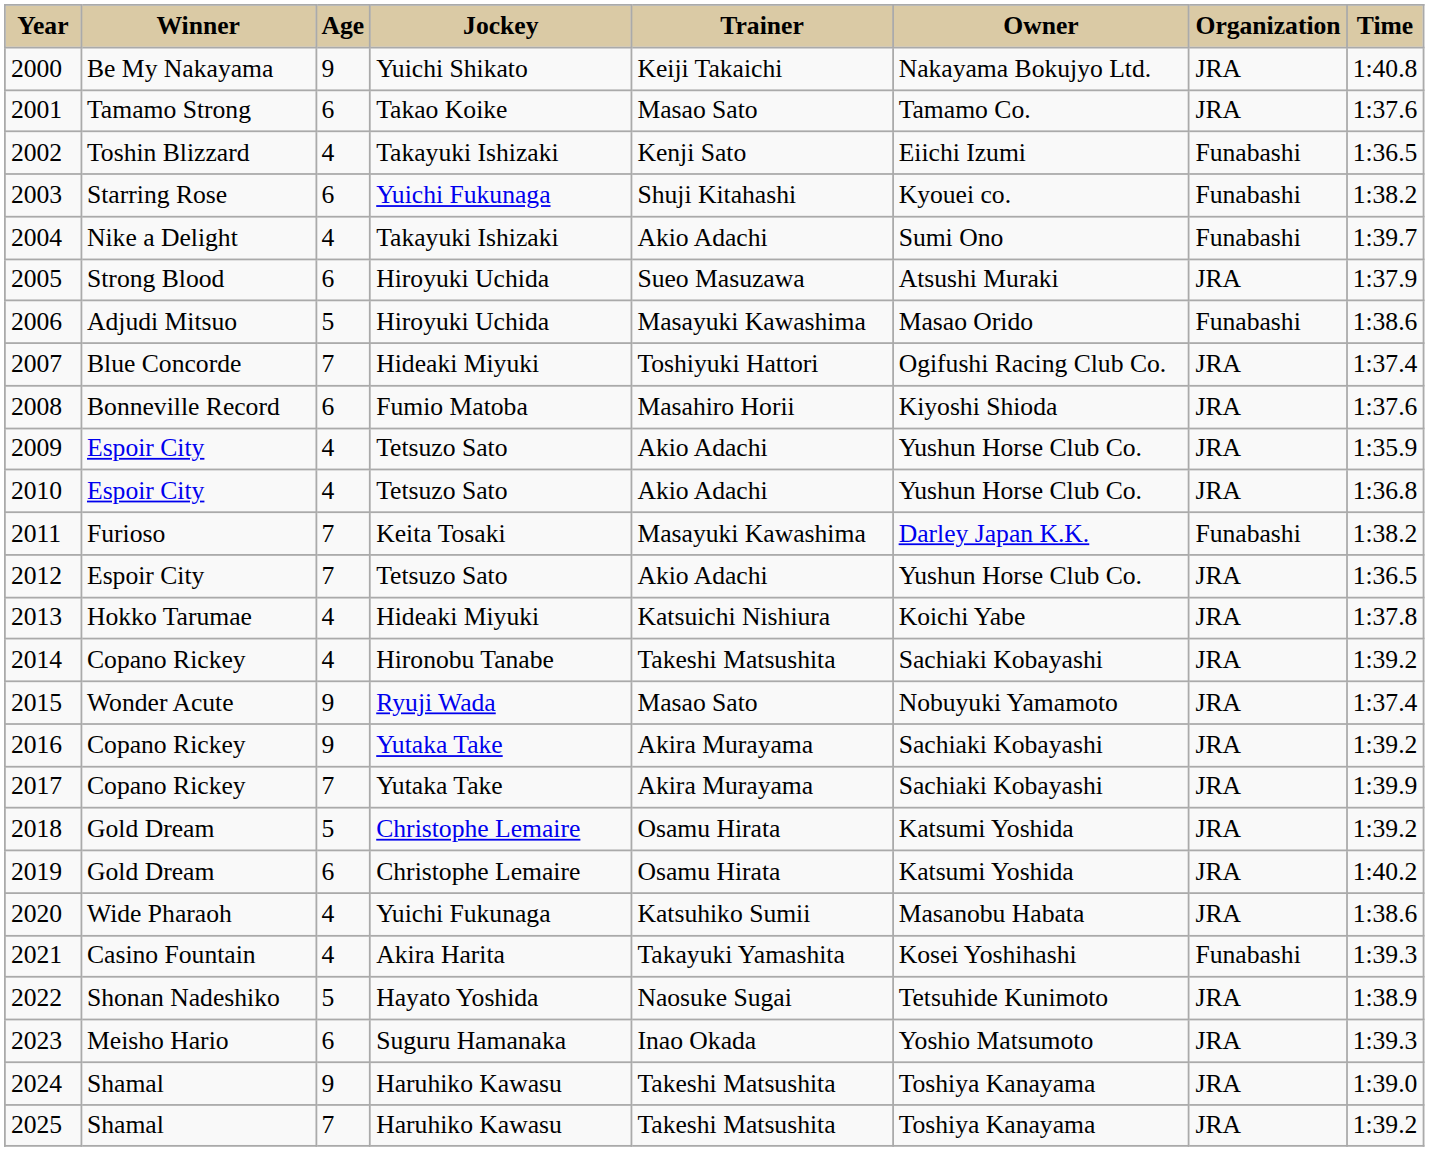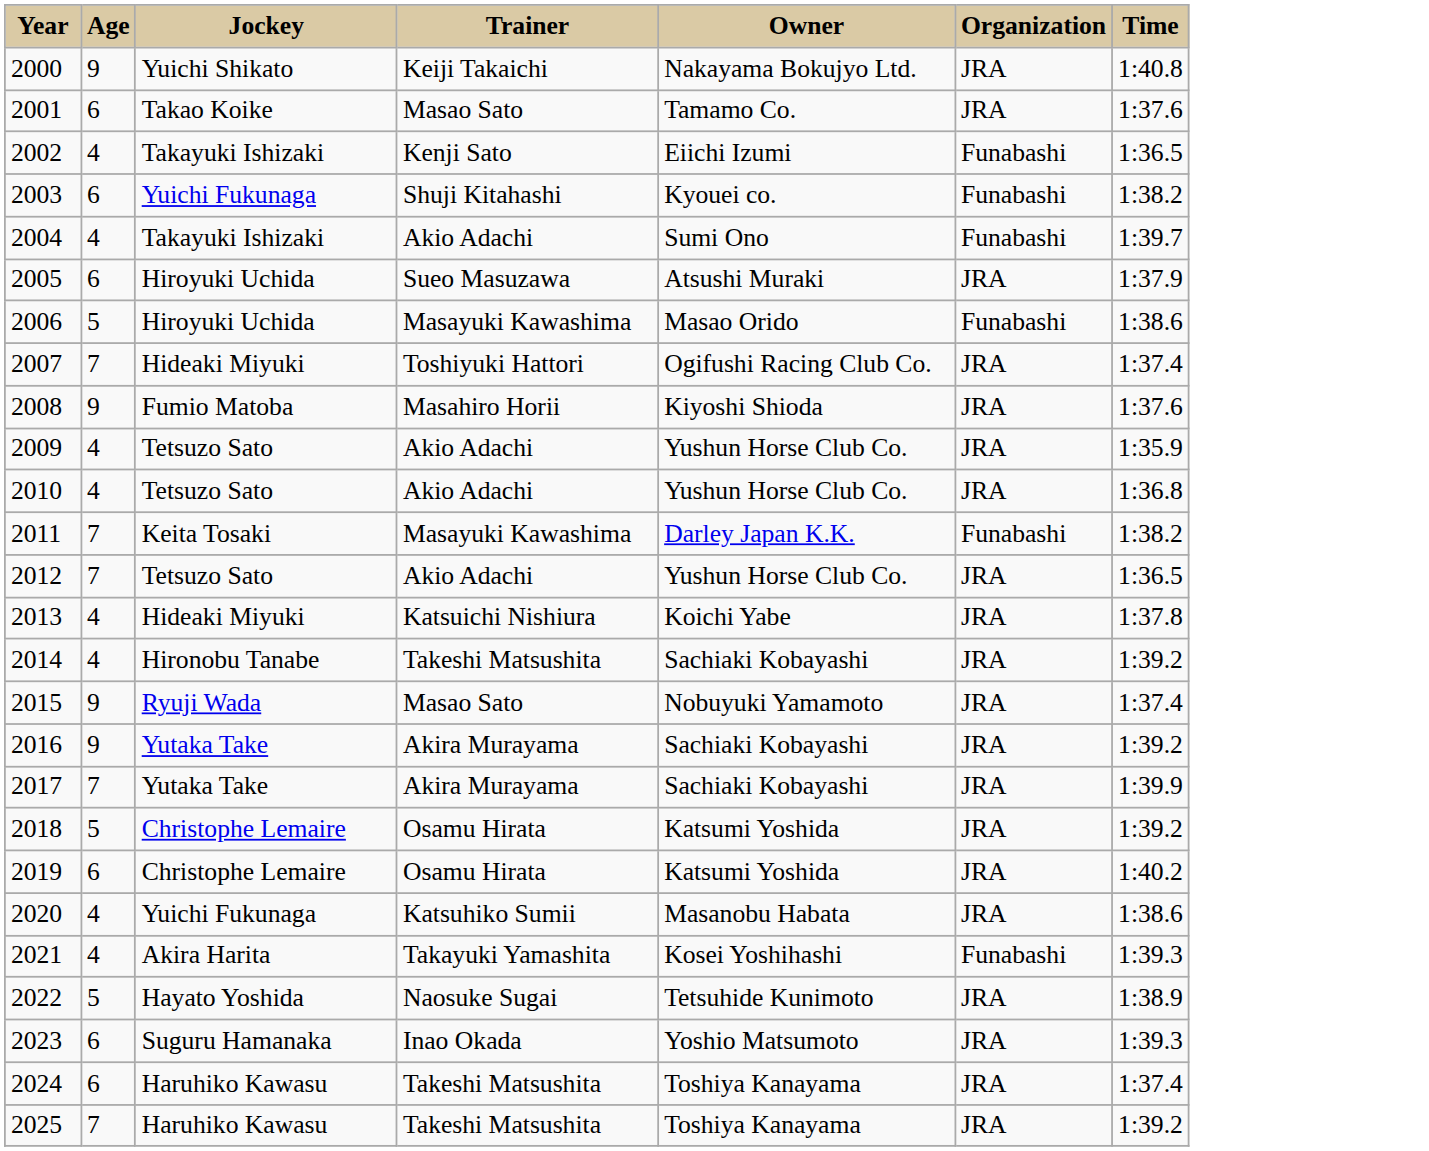- column: (198, 26)
(328, 406) 6 -> (93, 406) 9
(328, 1082) 9 -> (93, 1082) 6
(1385, 1082) 1:39.0 -> (1151, 1082) 1:37.4
